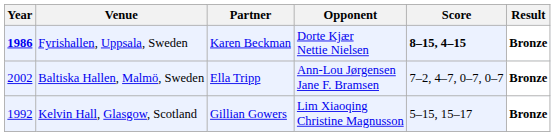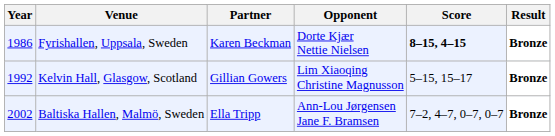(20, 43) bold -> (20, 43) normal
rows swapped: (118, 114) <-> (121, 78)
